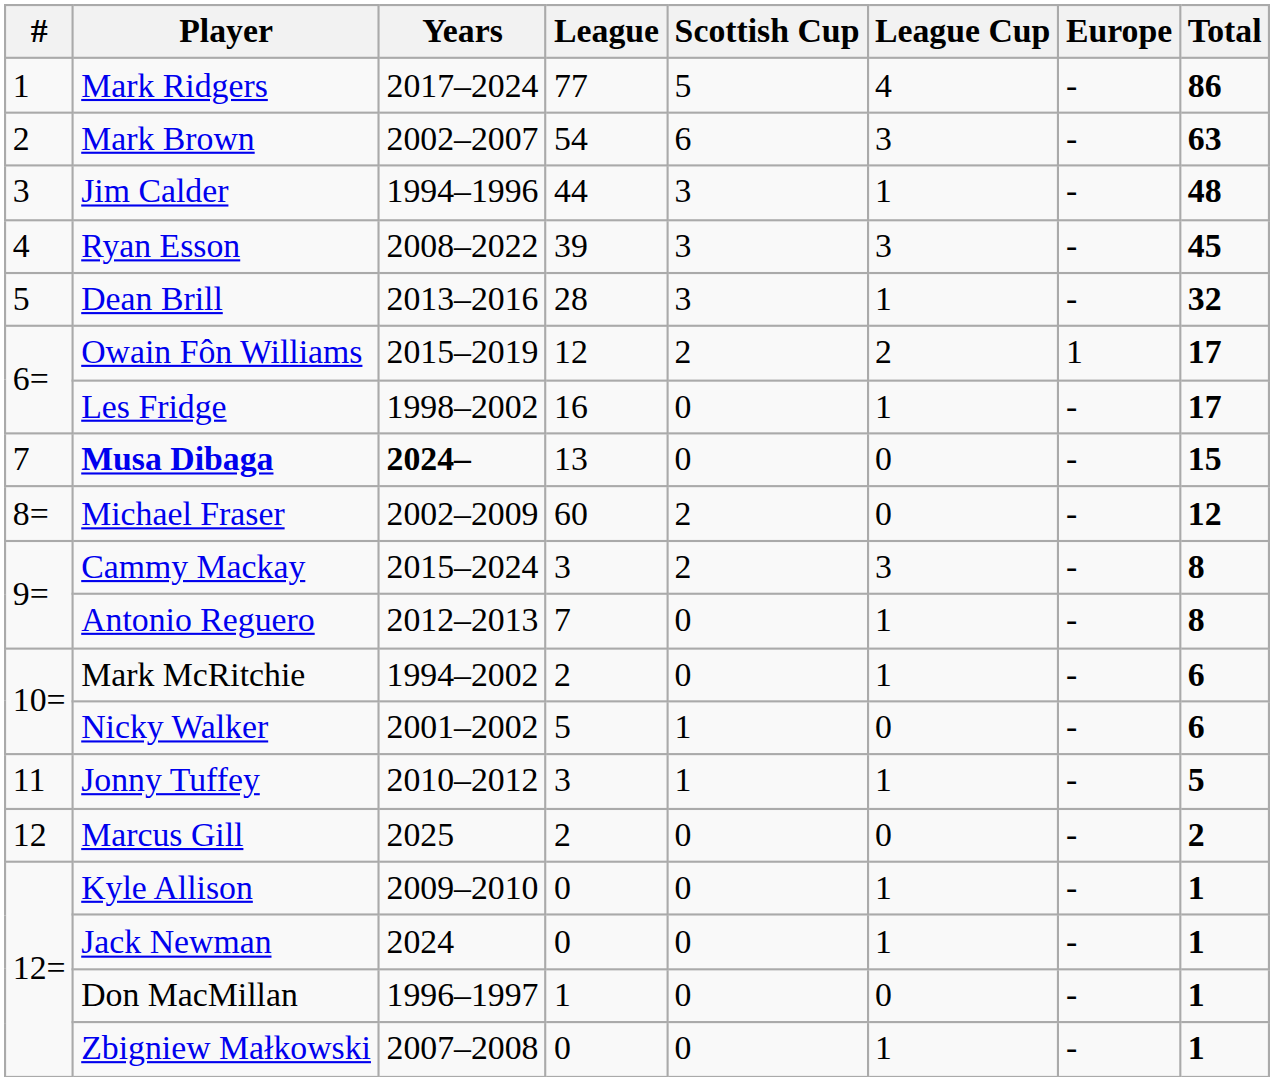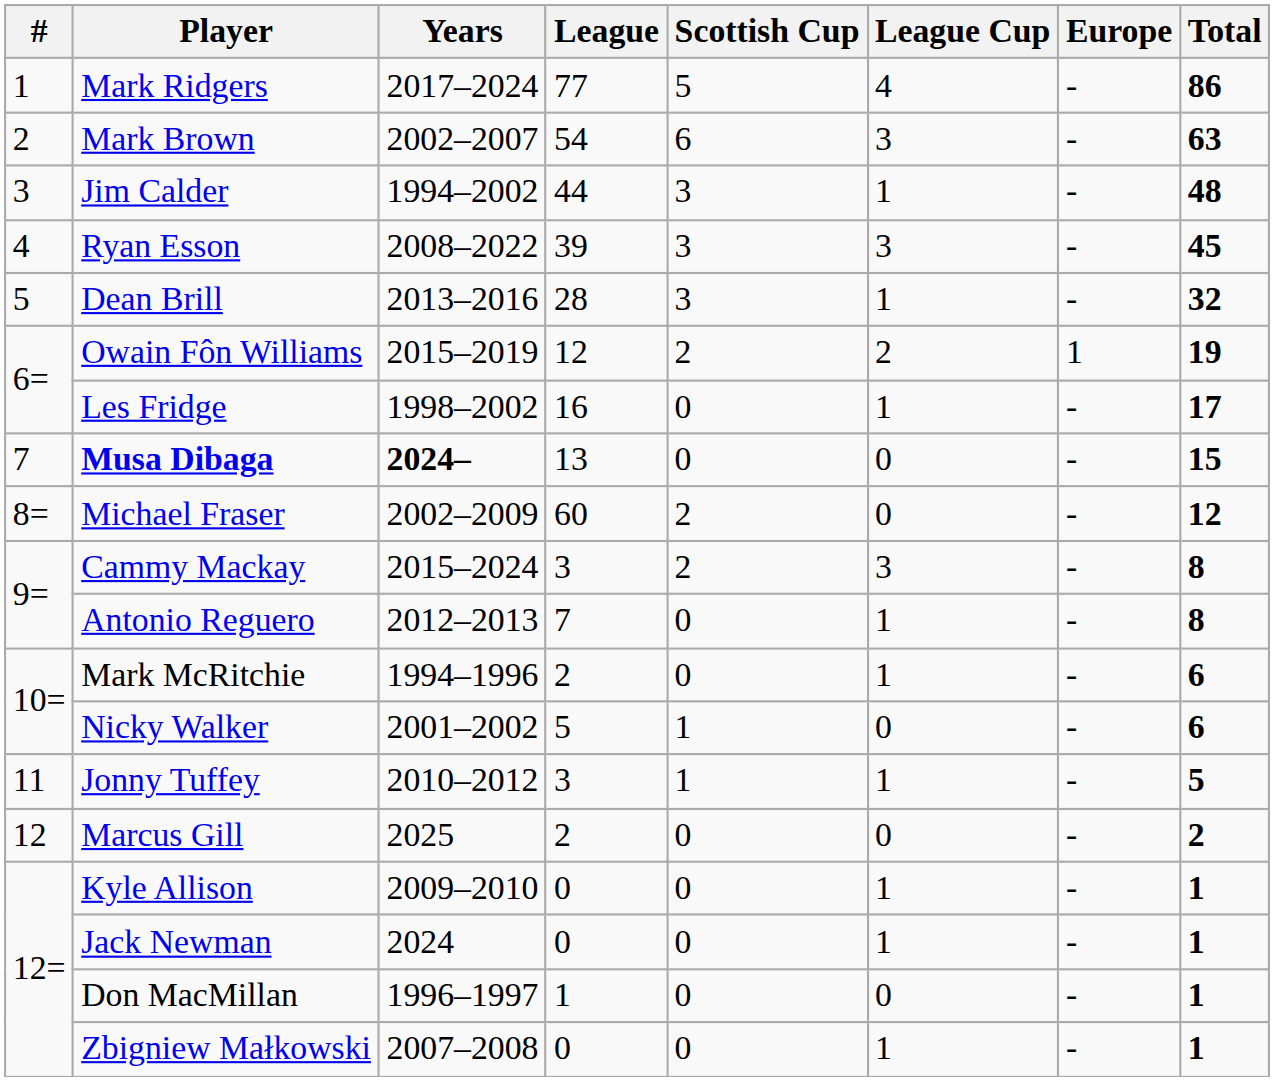(462, 191) 1994–1996 -> (462, 191) 1994–2002
(1205, 352) 17 -> (1205, 352) 19
(462, 673) 1994–2002 -> (462, 673) 1994–1996
